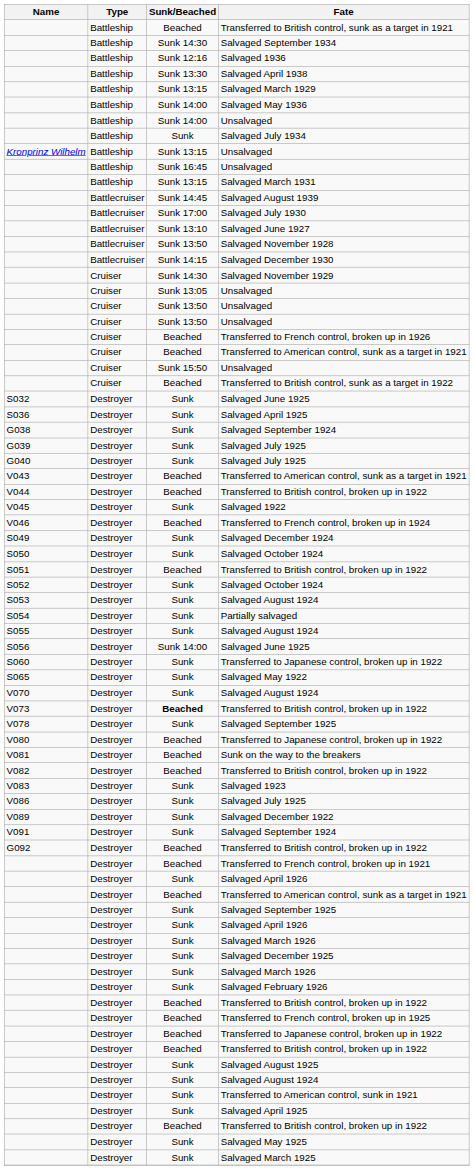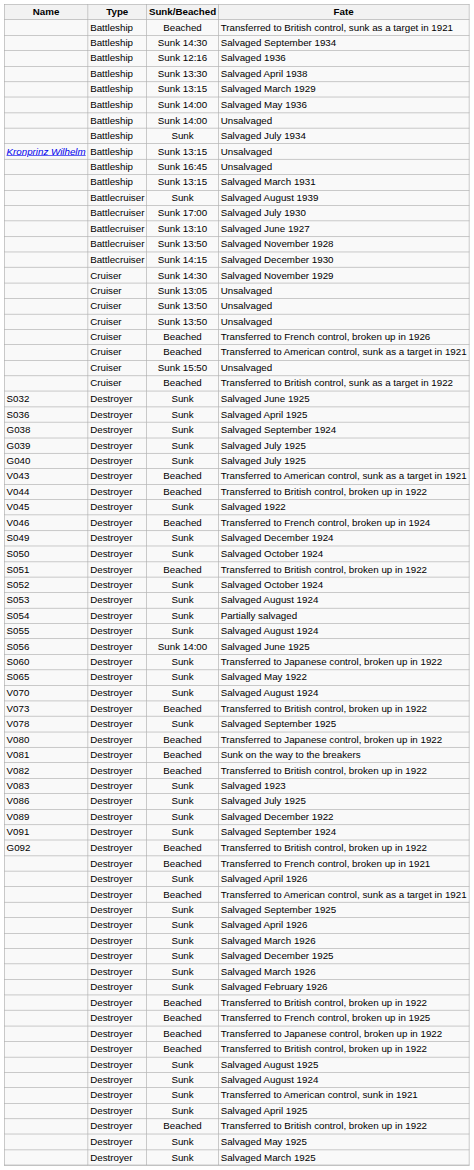(183, 197) Sunk 14:45 -> (183, 197) Sunk
(183, 708) bold -> (183, 708) normal
